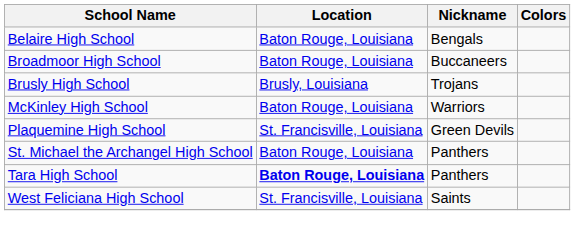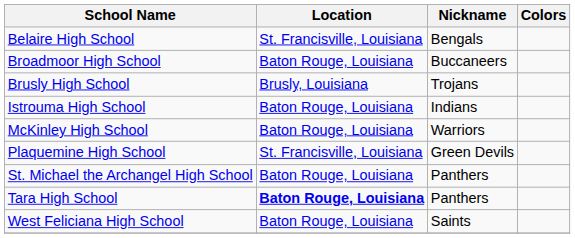(336, 38) Baton Rouge, Louisiana -> (341, 38) St. Francisville, Louisiana
+ row: (77, 107)
(341, 198) St. Francisville, Louisiana -> (336, 221) Baton Rouge, Louisiana
